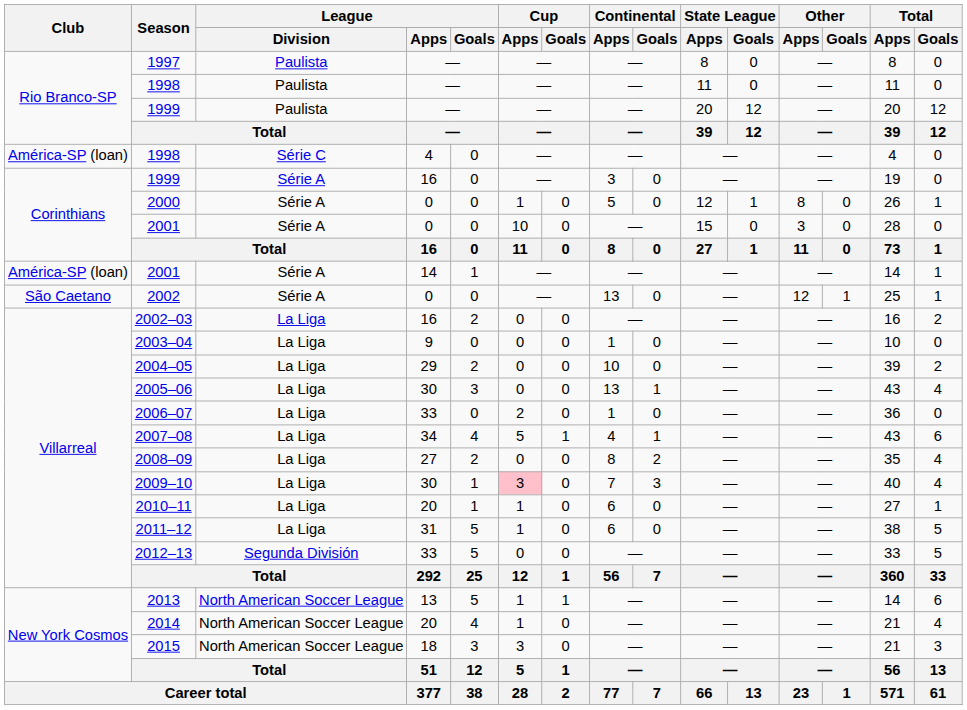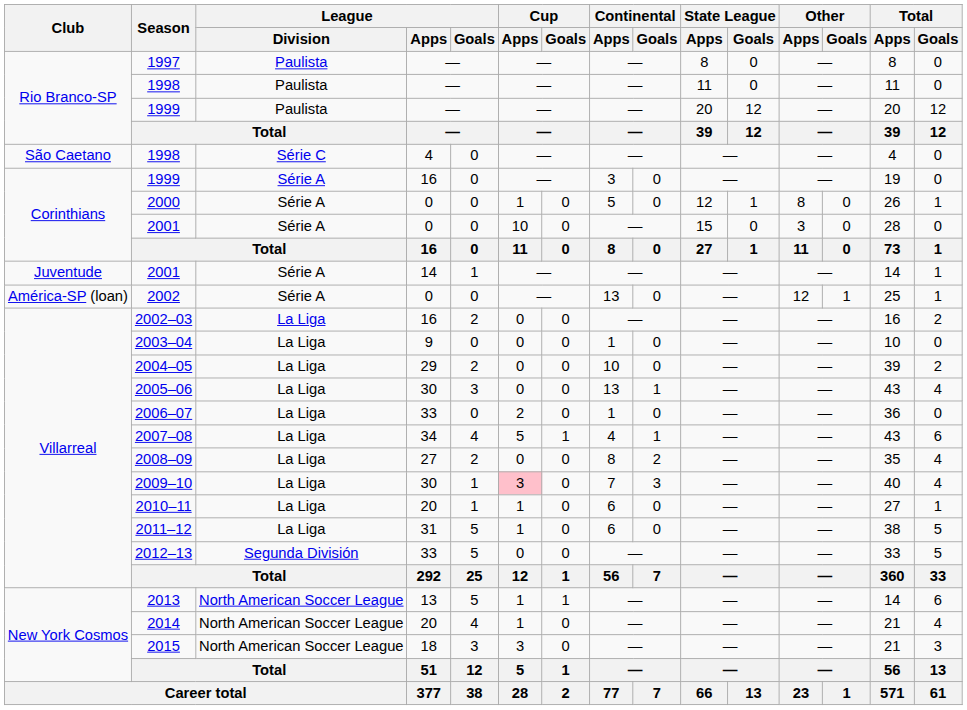(68, 156) América-SP (loan) -> (68, 156) São Caetano
(68, 272) América-SP (loan) -> (68, 272) Juventude
(68, 296) São Caetano -> (68, 296) América-SP (loan)
